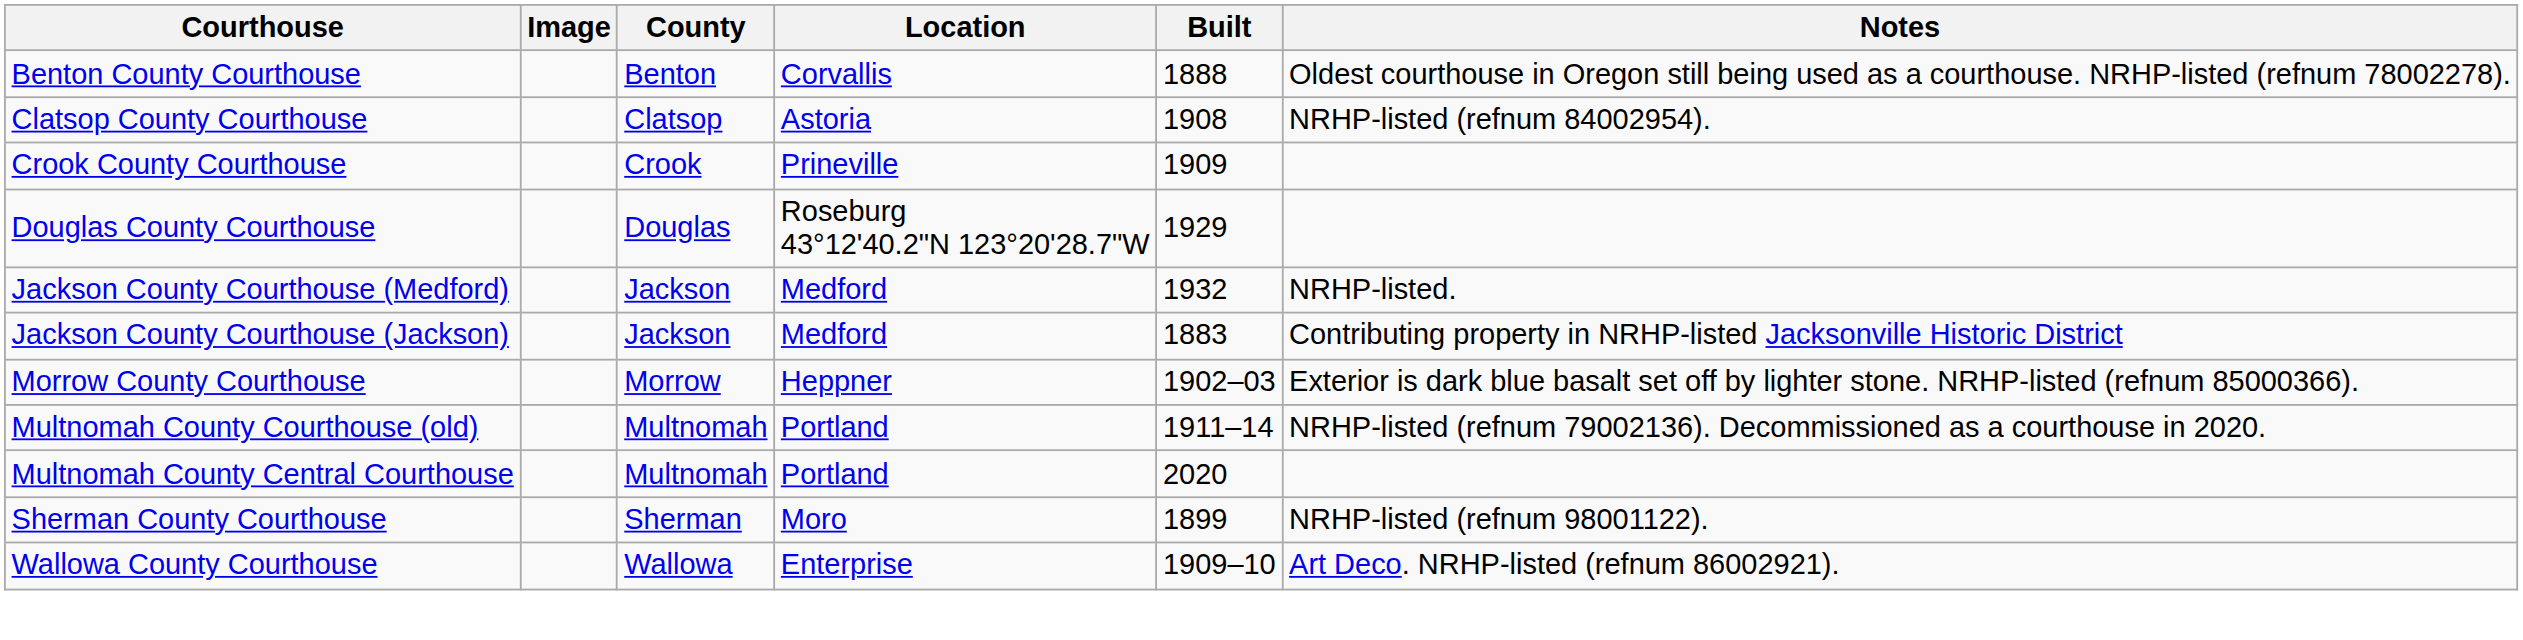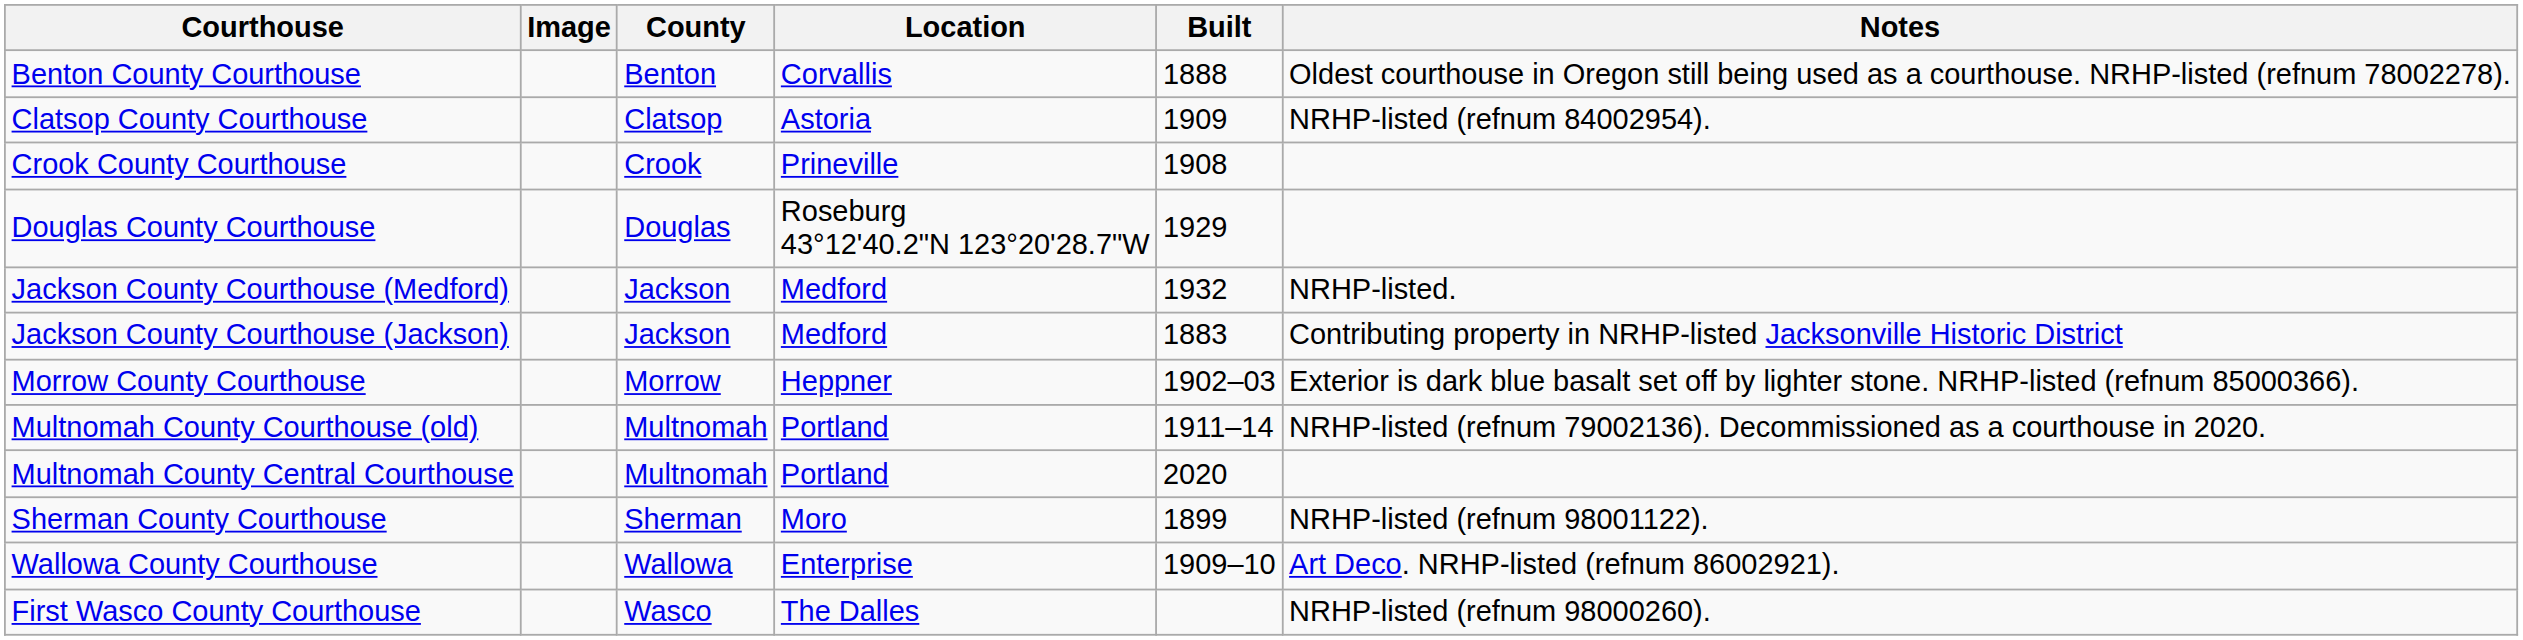(1195, 119) 1908 -> (1195, 119) 1909
(1195, 165) 1909 -> (1195, 165) 1908
+ row: (216, 611)
